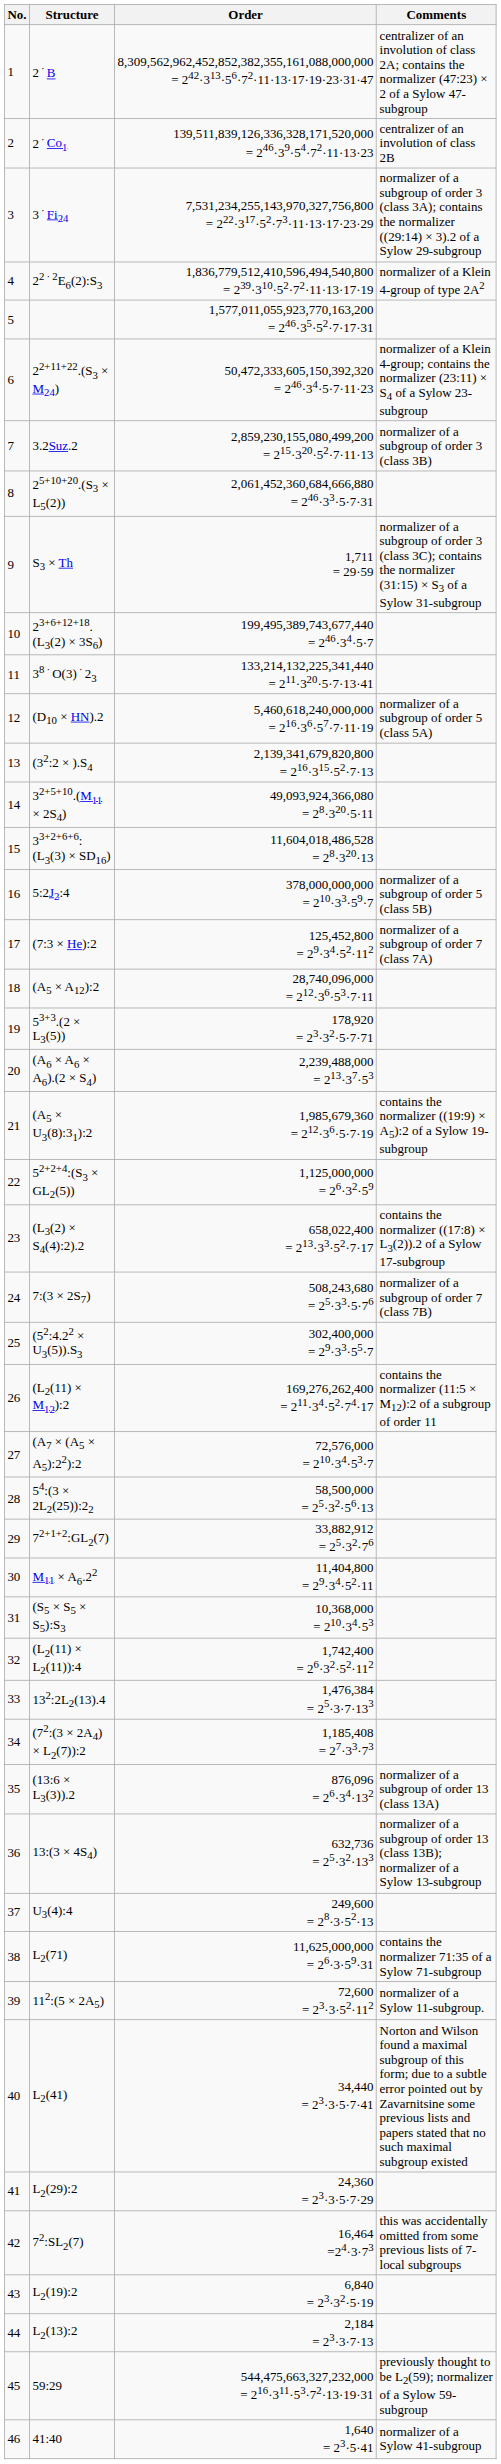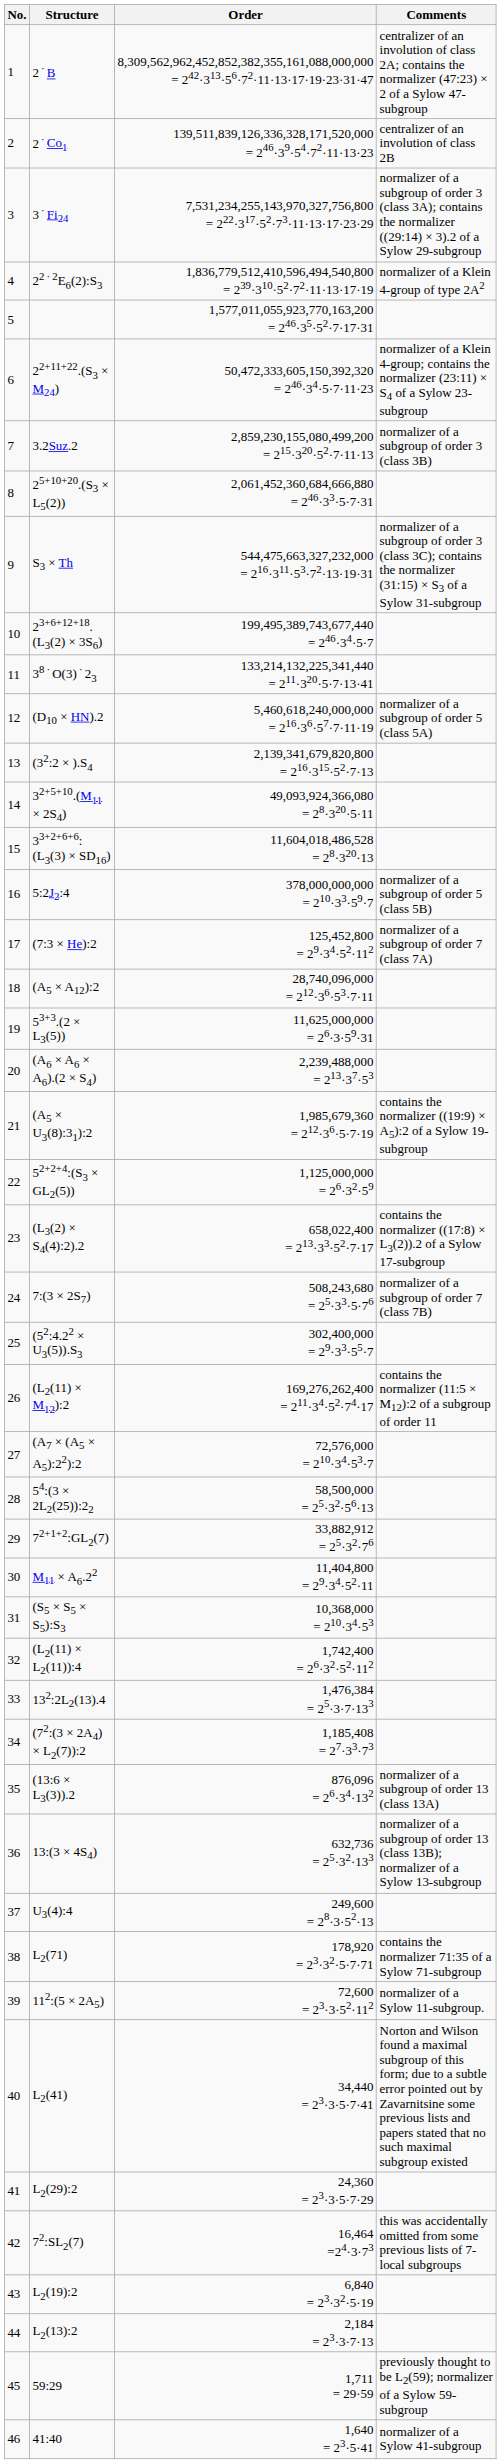(353, 564) 1,711 = 29·59 -> (307, 564) 544,475,663,327,232,000 = 216·311·53·72·13·19·31
(335, 1028) 178,920 = 23·32·5·7·71 -> (333, 1028) 11,625,000,000 = 26·3·59·31
(333, 1956) 11,625,000,000 = 26·3·59·31 -> (335, 1956) 178,920 = 23·32·5·7·71
(307, 2385) 544,475,663,327,232,000 = 216·311·53·72·13·19·31 -> (353, 2385) 1,711 = 29·59
